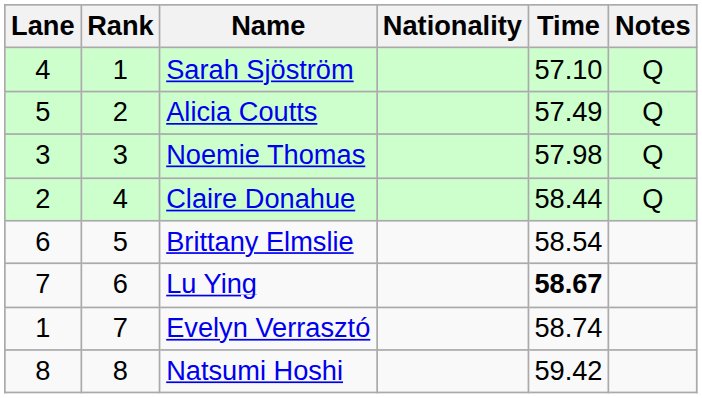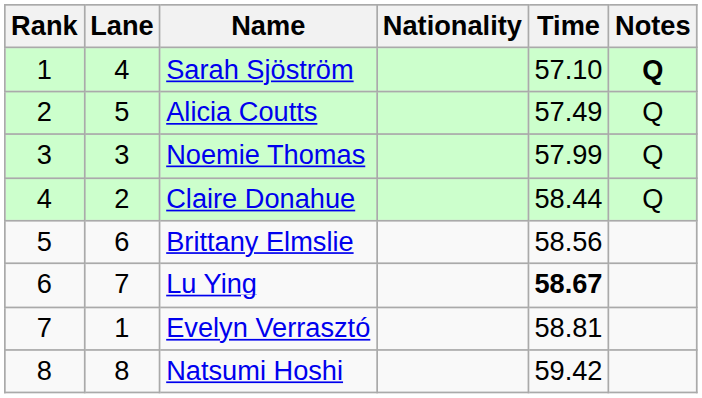columns swapped: (120, 26) <-> (43, 26)
(653, 69) normal -> (653, 69) bold
(568, 155) 57.98 -> (568, 155) 57.99
(568, 241) 58.54 -> (568, 241) 58.56
(568, 328) 58.74 -> (568, 328) 58.81
